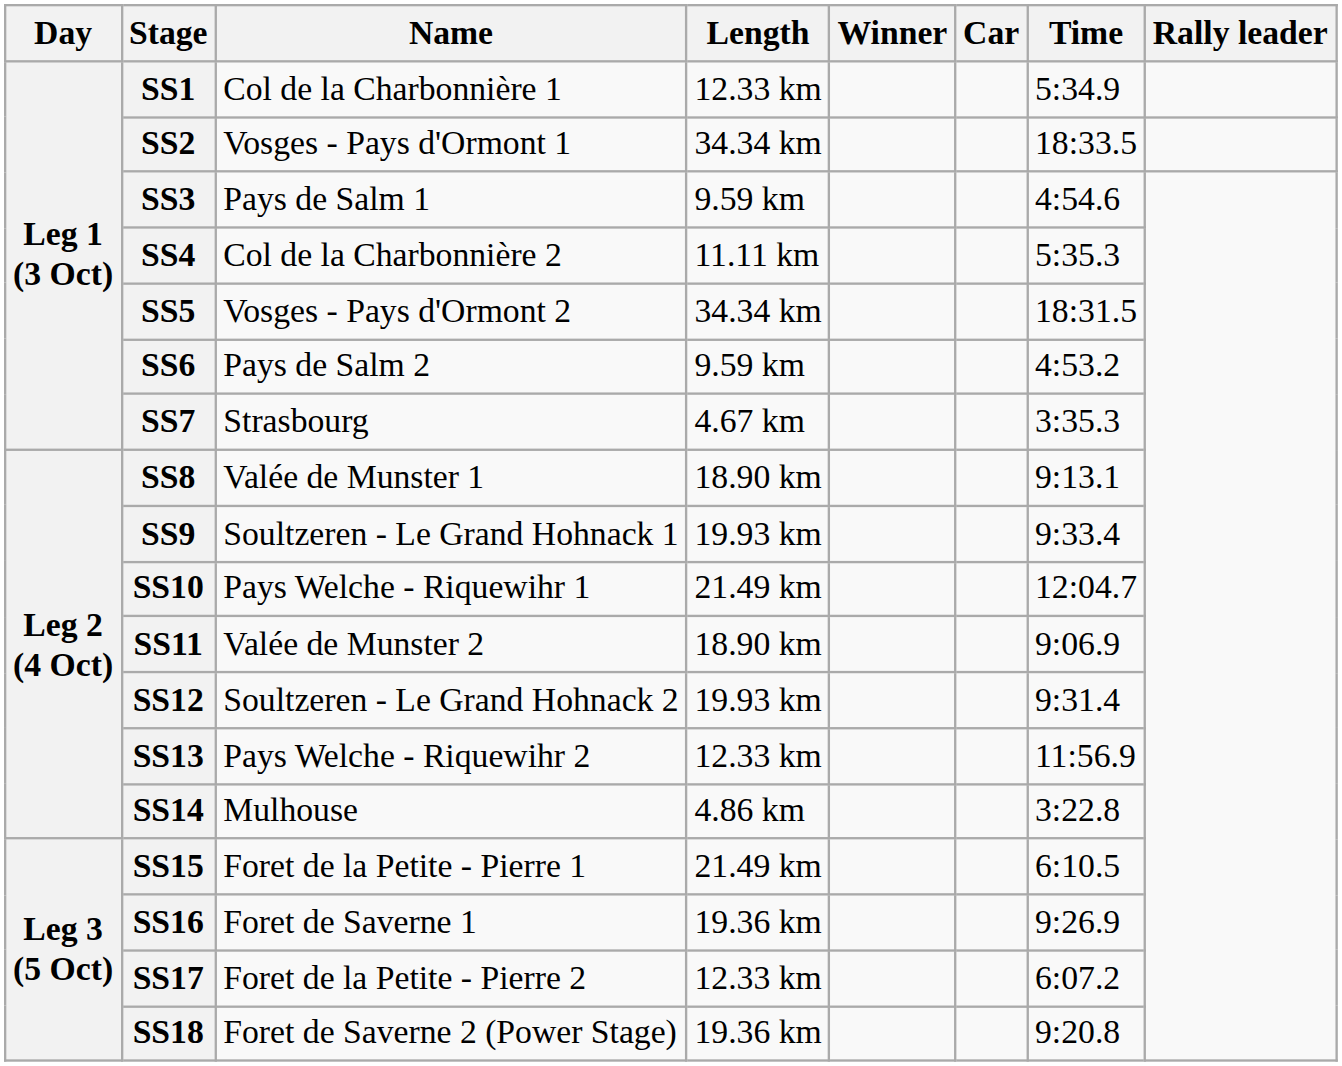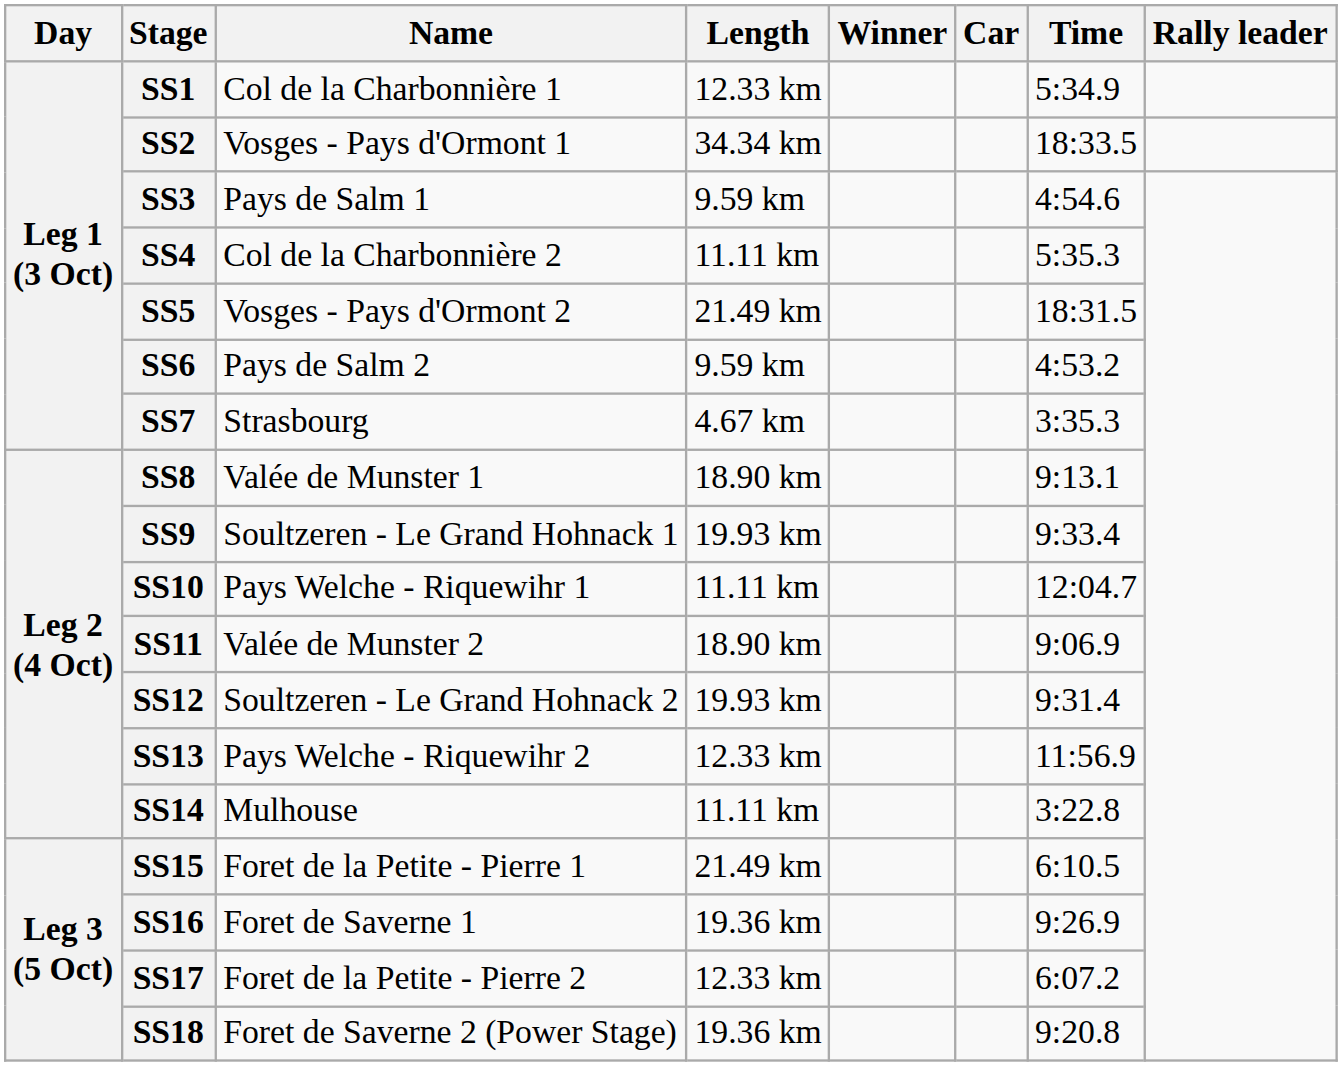(758, 310) 34.34 km -> (758, 310) 21.49 km
(758, 588) 21.49 km -> (757, 588) 11.11 km
(750, 810) 4.86 km -> (757, 810) 11.11 km
